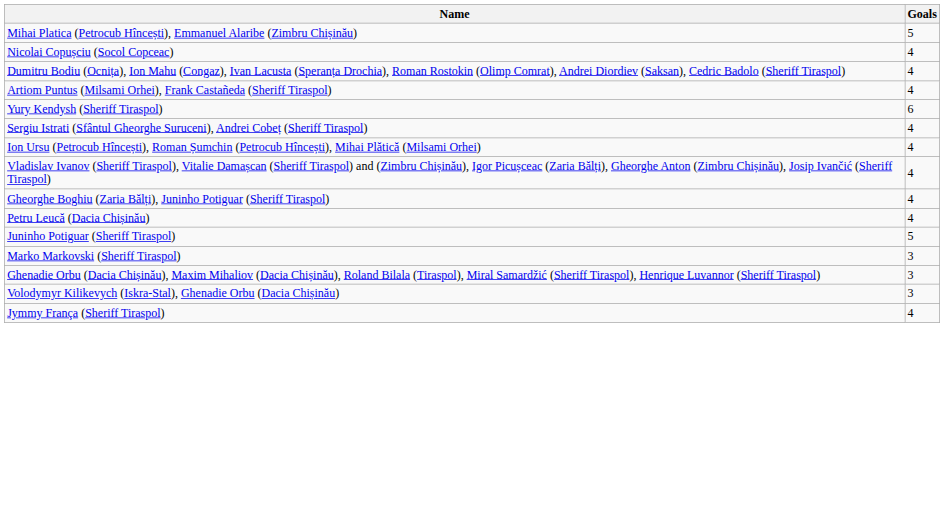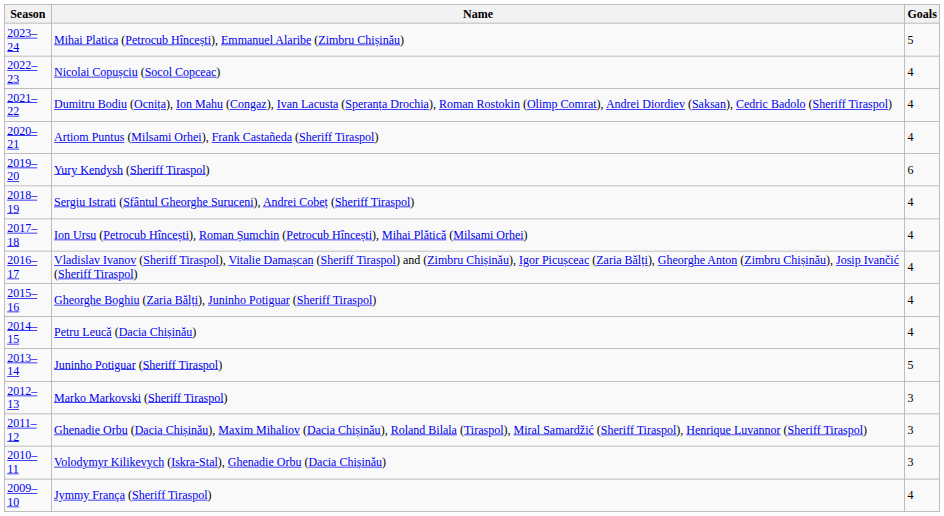+ column: (28, 14)
